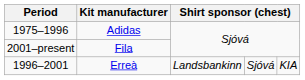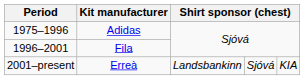(41, 48) 2001–present -> (41, 48) 1996–2001
(41, 65) 1996–2001 -> (41, 65) 2001–present
